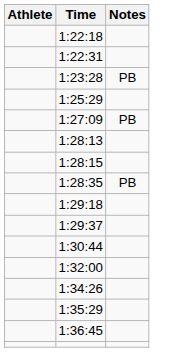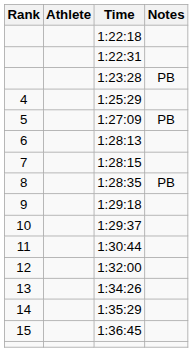+ column: (24, 15)
